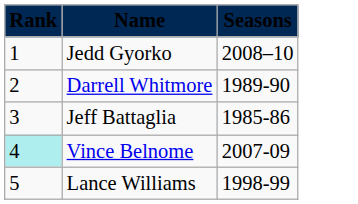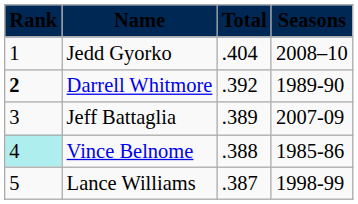+ column: (244, 20)
(14, 85) normal -> (14, 85) bold
(256, 118) 1985-86 -> (310, 118) 2007-09
(256, 150) 2007-09 -> (310, 150) 1985-86
